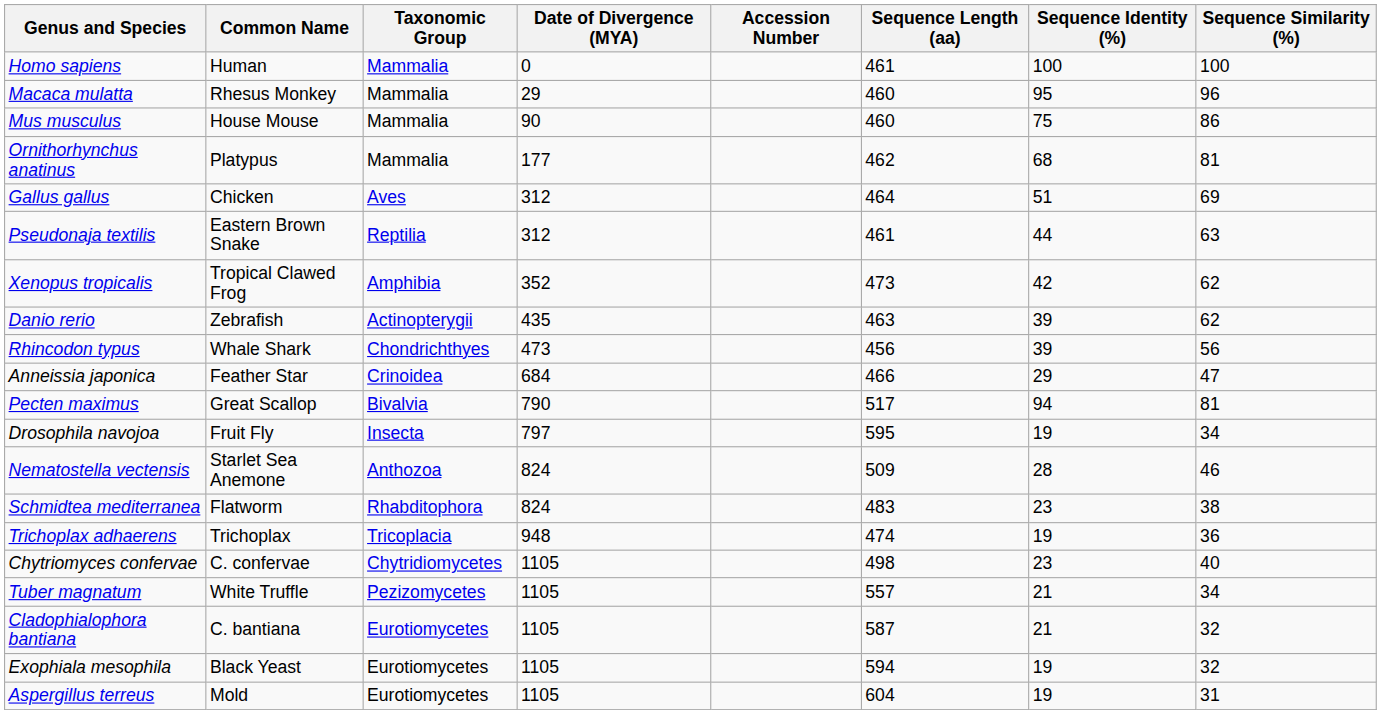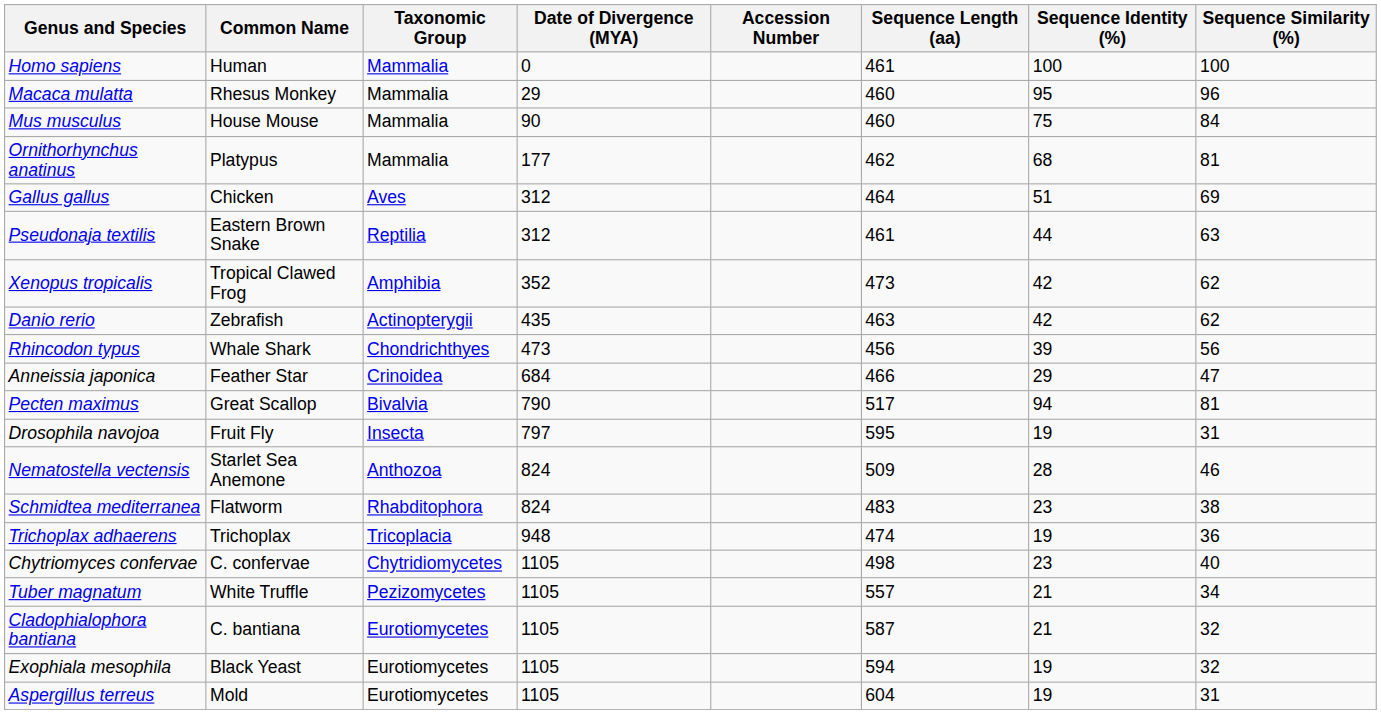(1210, 121) 86 -> (1210, 121) 84
(1042, 320) 39 -> (1042, 320) 42
(1210, 432) 34 -> (1210, 432) 31
